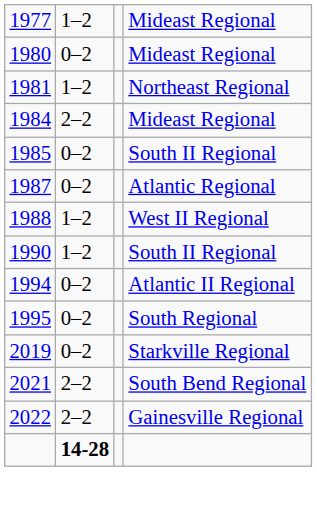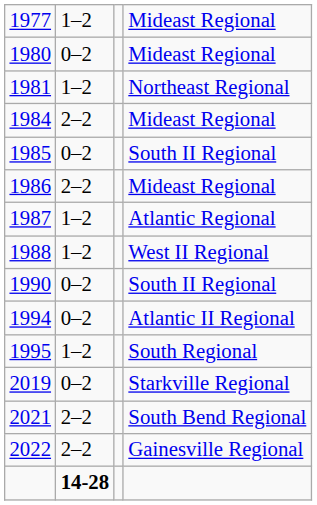+ row: (30, 185)
(76, 185) 0–2 -> (76, 218) 1–2
(76, 251) 1–2 -> (76, 284) 0–2
(76, 317) 0–2 -> (76, 350) 1–2
